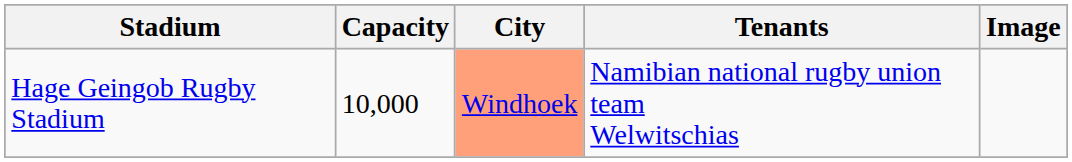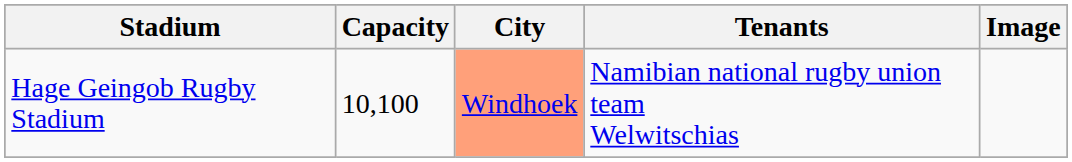(380, 102) 10,000 -> (380, 102) 10,100
